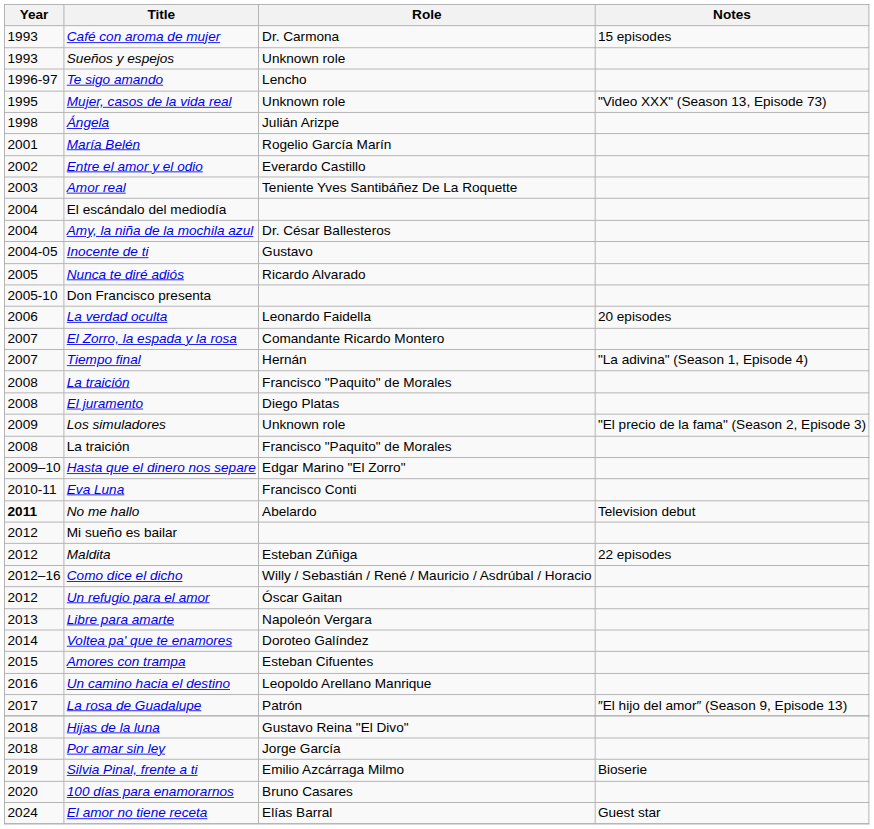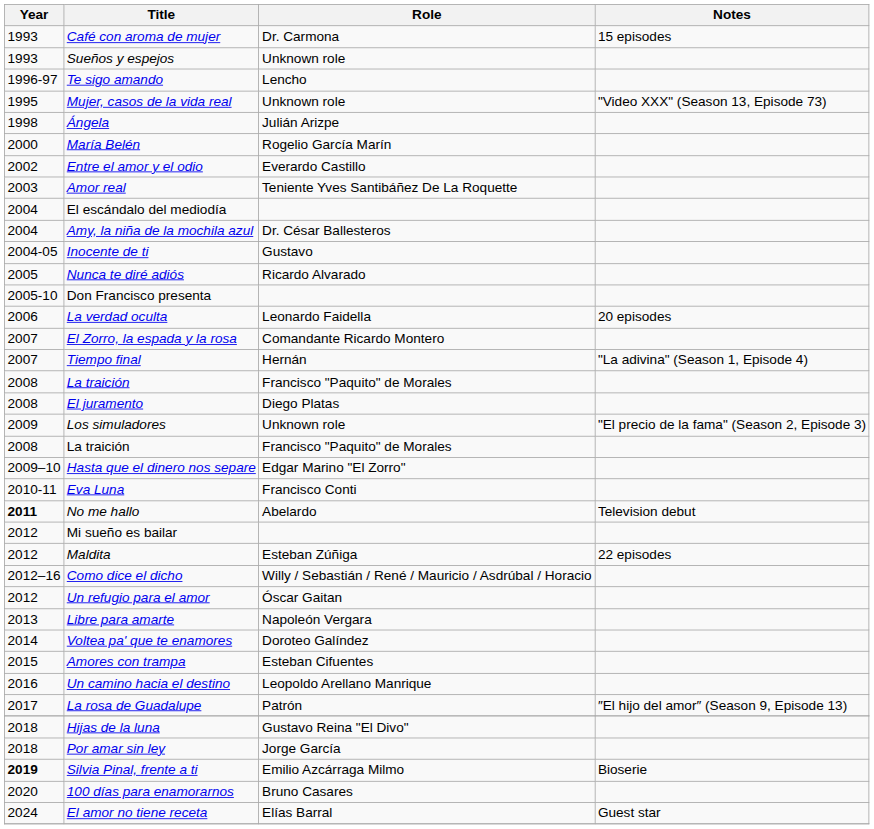(23, 144) 2001 -> (23, 144) 2000
(23, 770) normal -> (23, 770) bold
